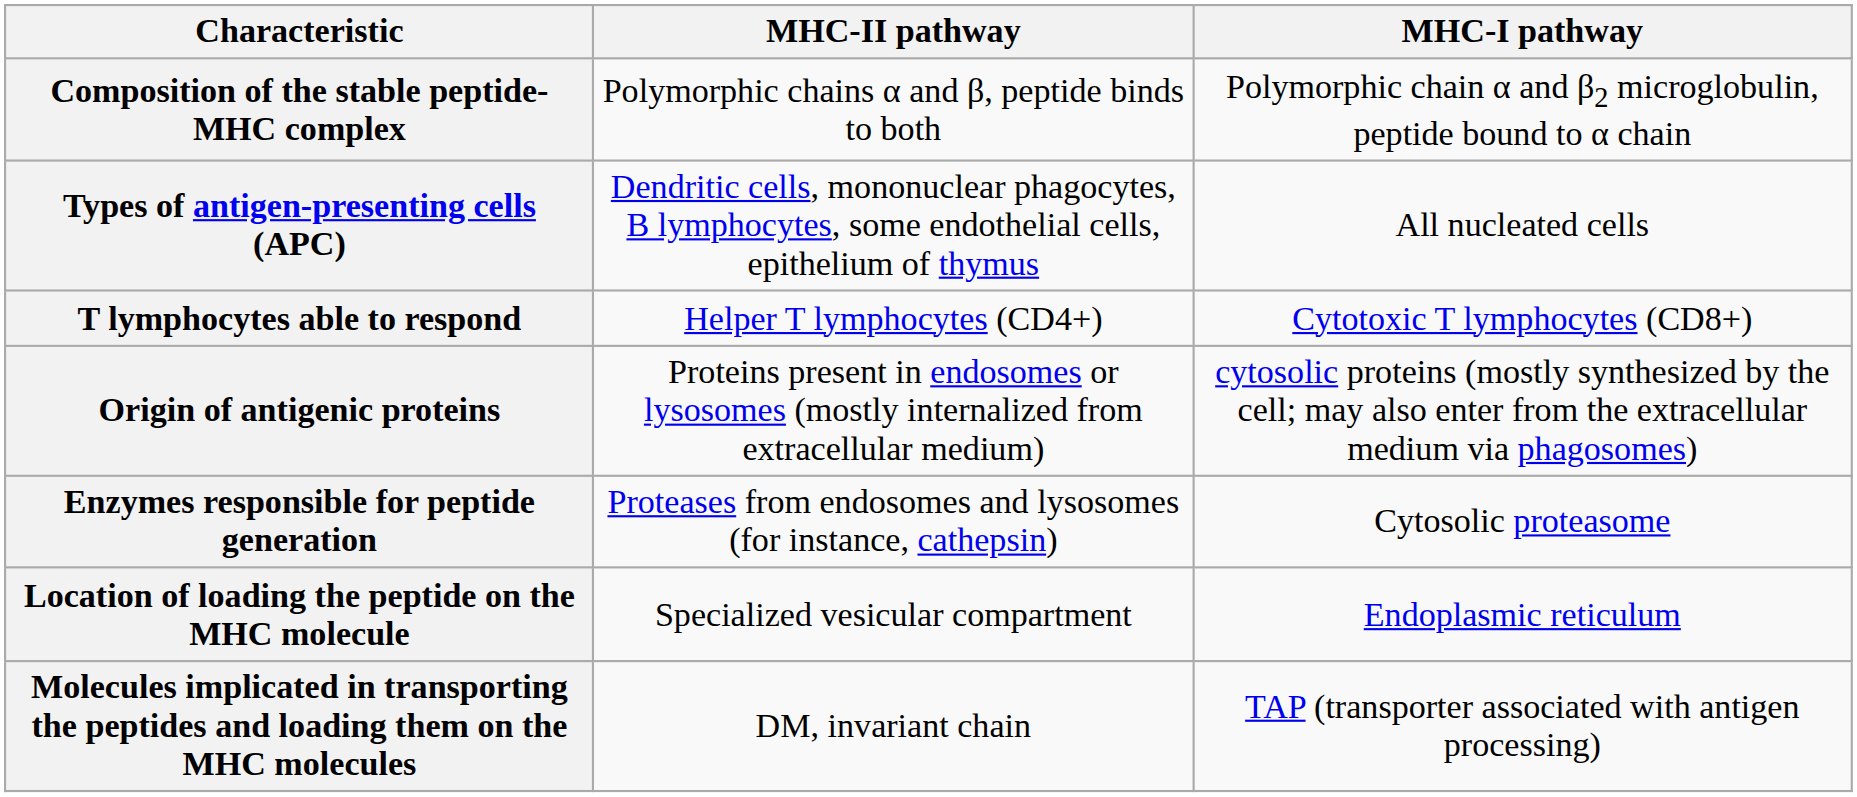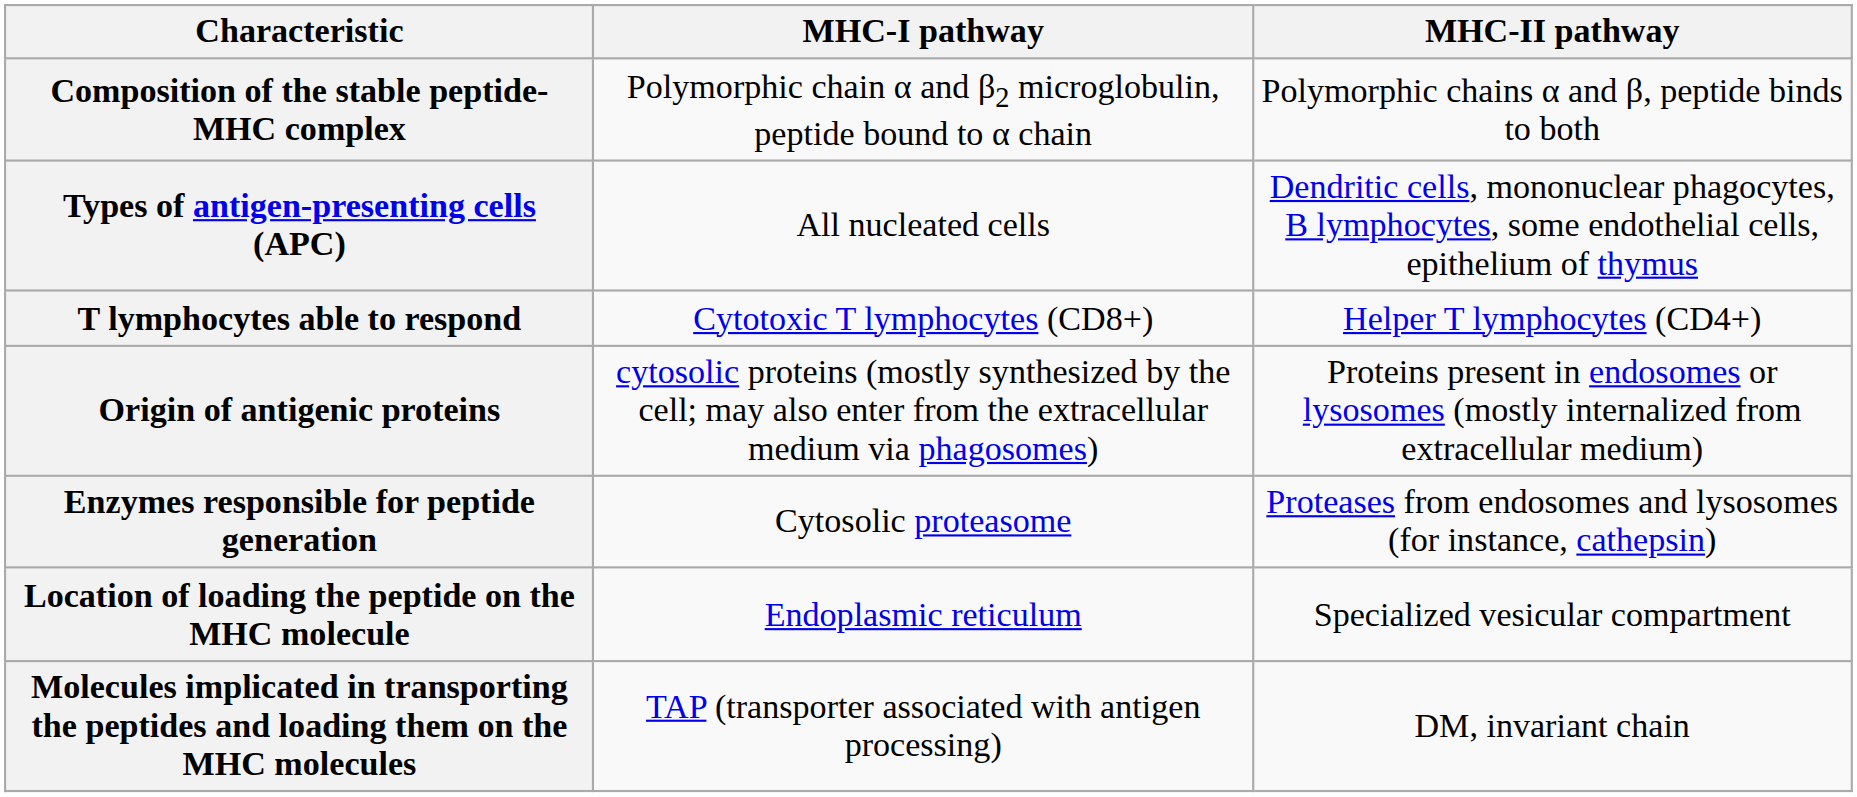columns swapped: (1522, 31) <-> (893, 31)
